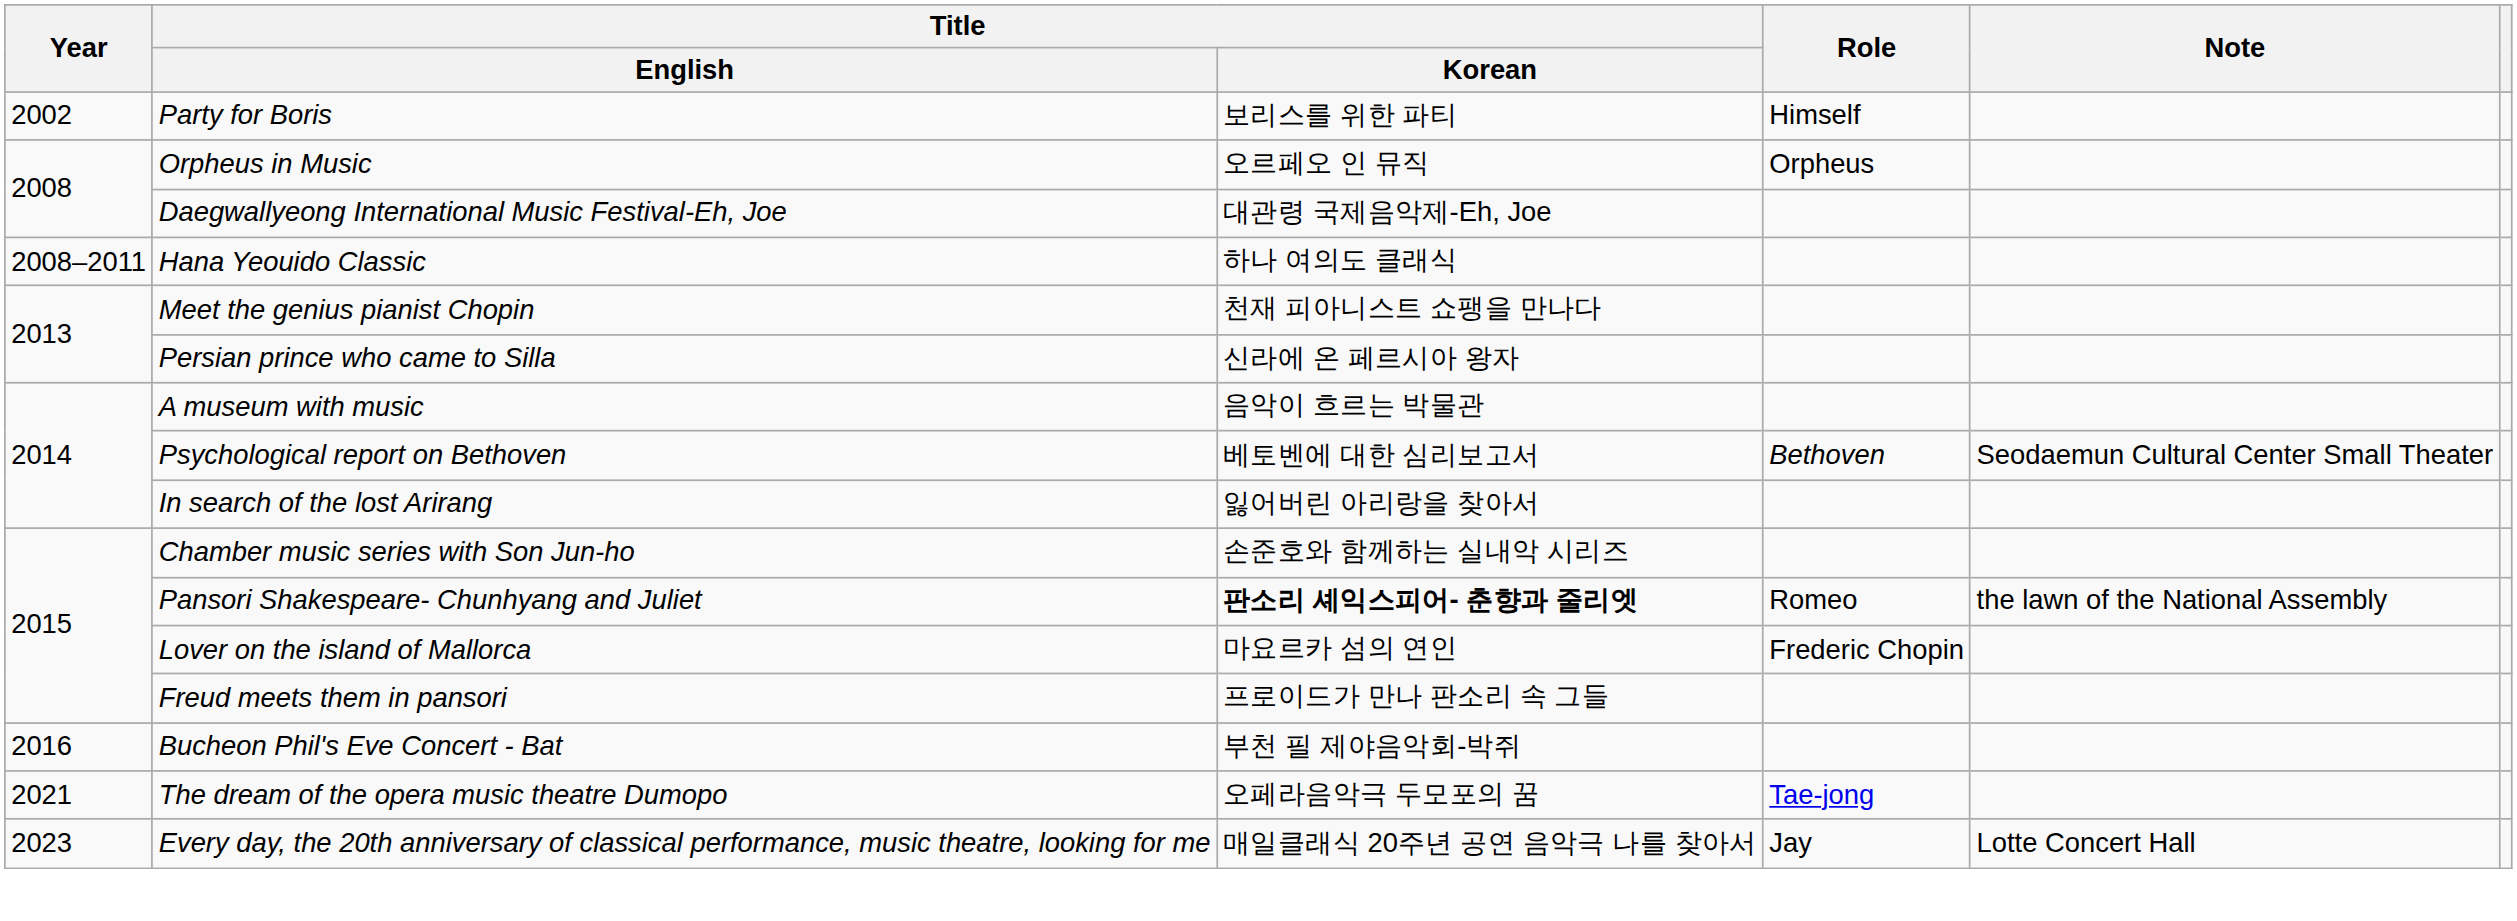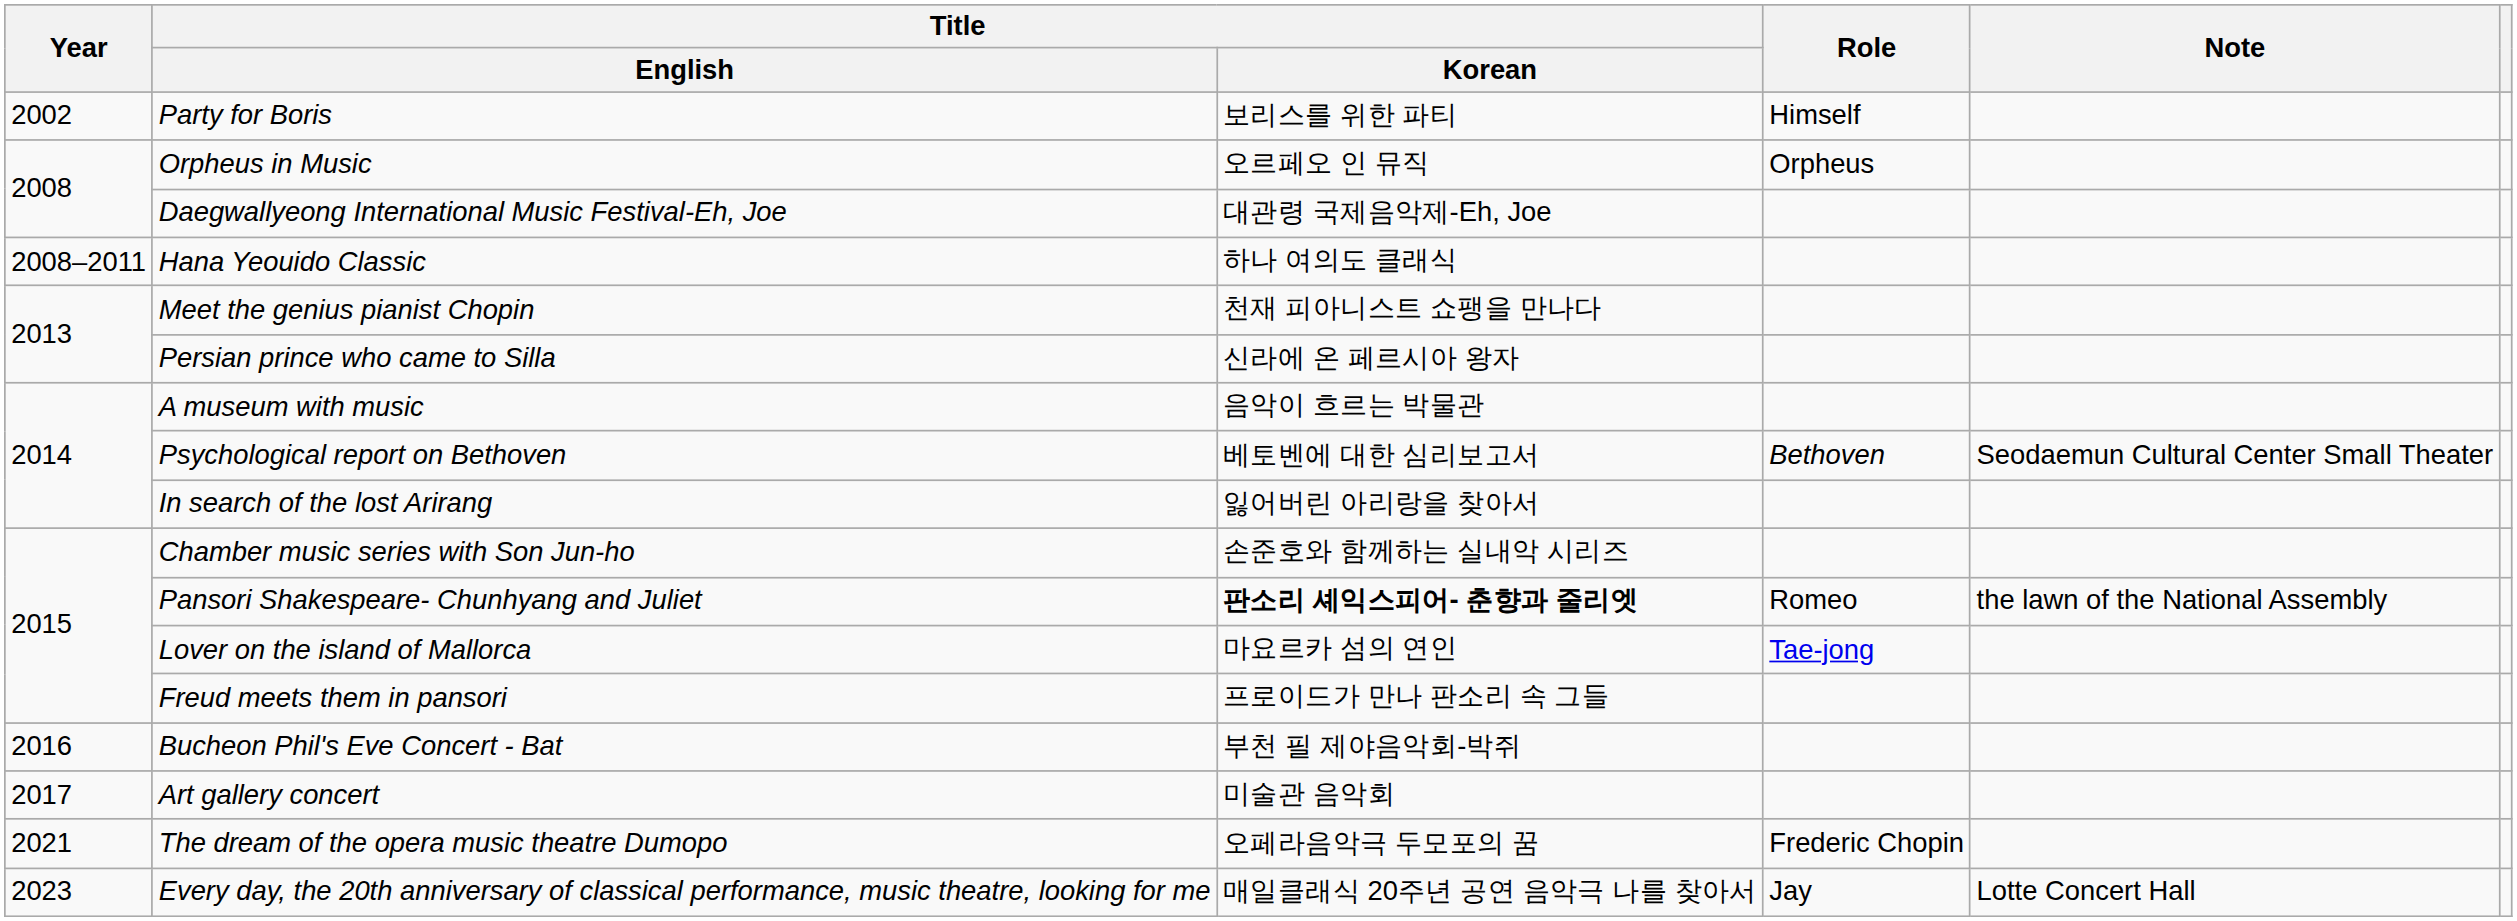(1867, 649) Frederic Chopin -> (1822, 649) Tae-jong
+ row: (269, 794)
(1822, 794) Tae-jong -> (1867, 843) Frederic Chopin
